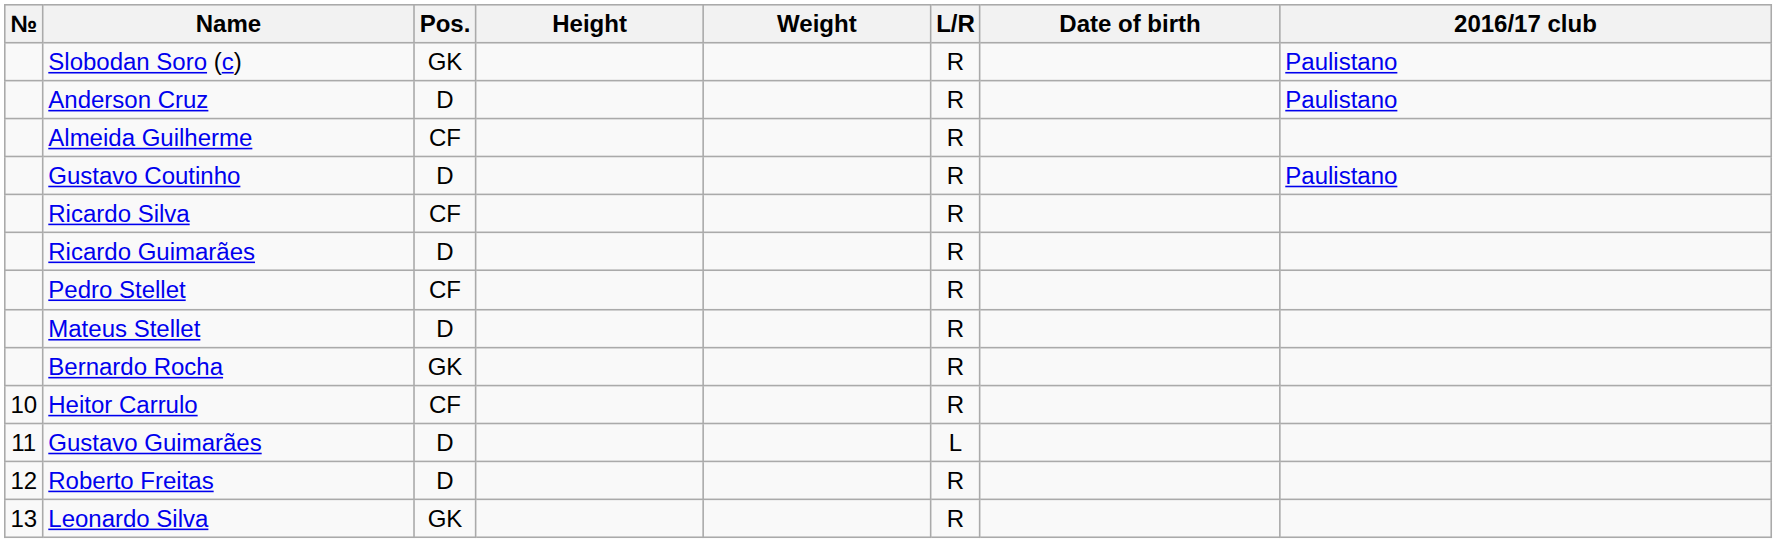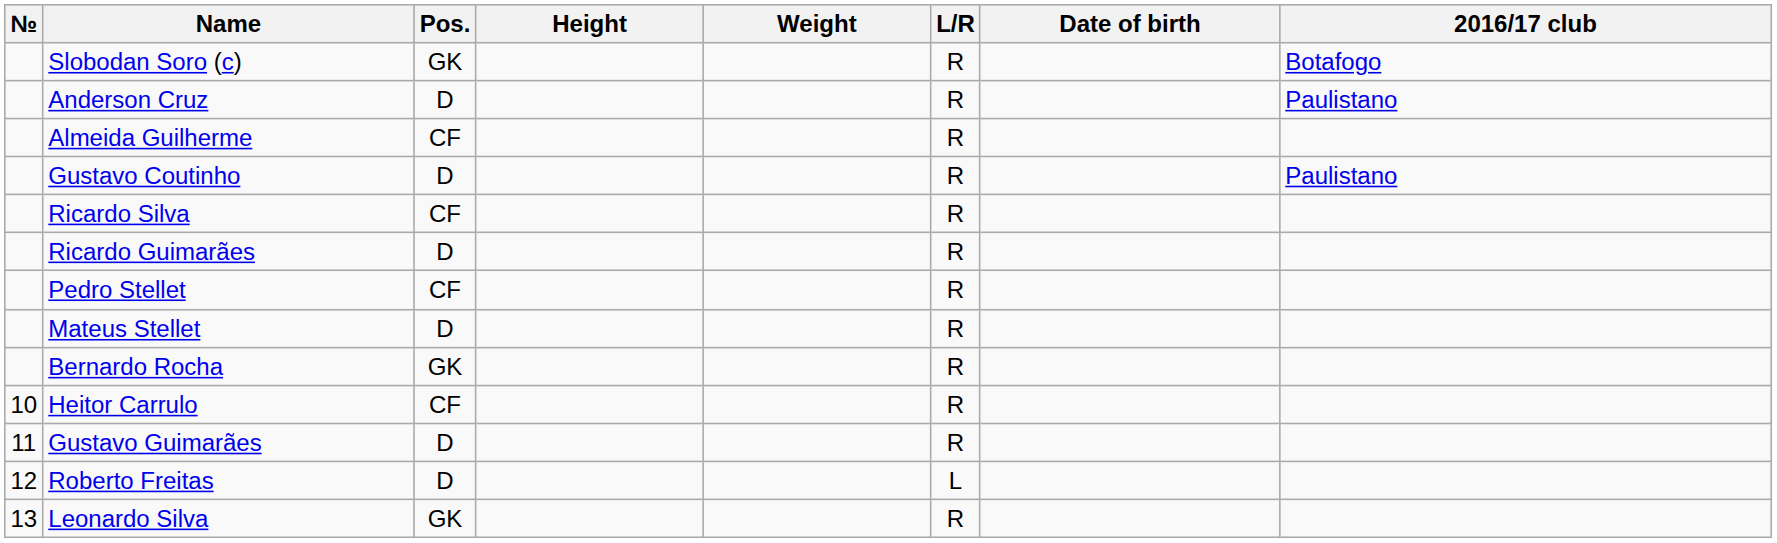(1341, 62) Paulistano -> (1333, 62) Botafogo
(955, 442) L -> (955, 442) R
(955, 480) R -> (955, 480) L
